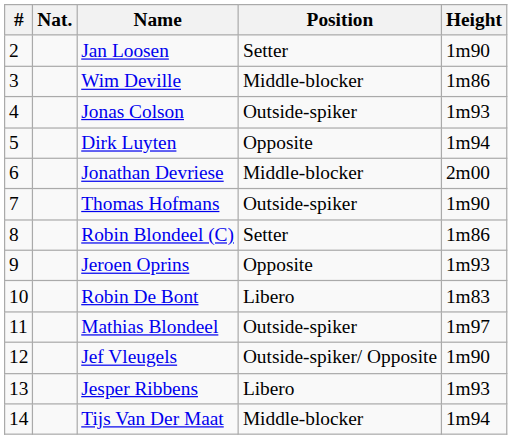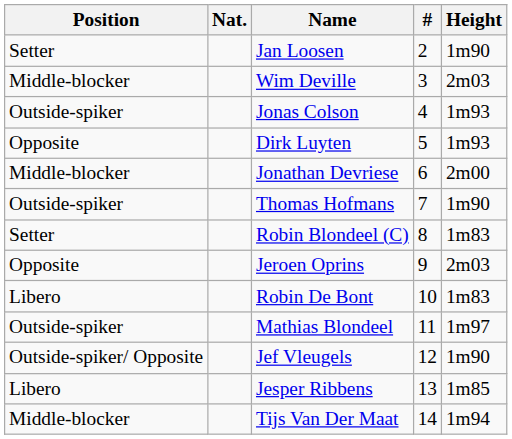columns swapped: (19, 19) <-> (340, 19)
(468, 81) 1m86 -> (468, 81) 2m03
(468, 142) 1m94 -> (468, 142) 1m93
(468, 234) 1m86 -> (468, 234) 1m83
(468, 265) 1m93 -> (468, 265) 2m03
(468, 388) 1m93 -> (468, 388) 1m85
